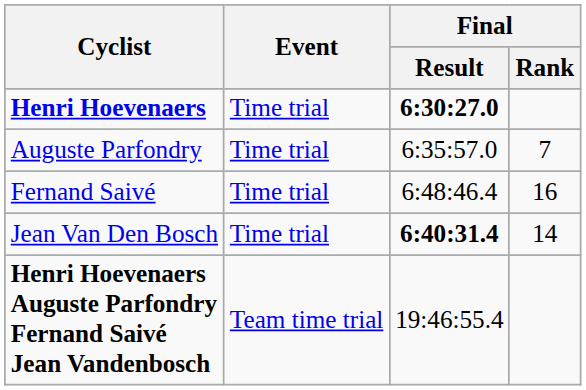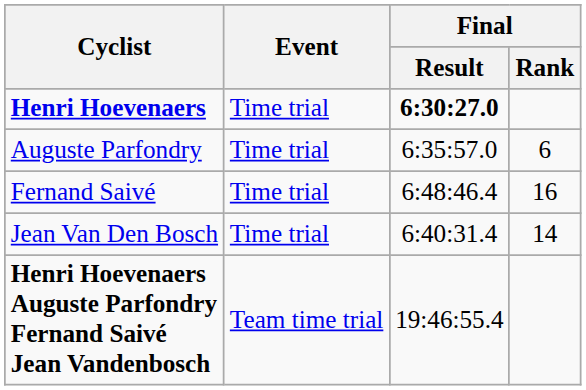(545, 150) 7 -> (545, 150) 6
(449, 233) bold -> (449, 233) normal
